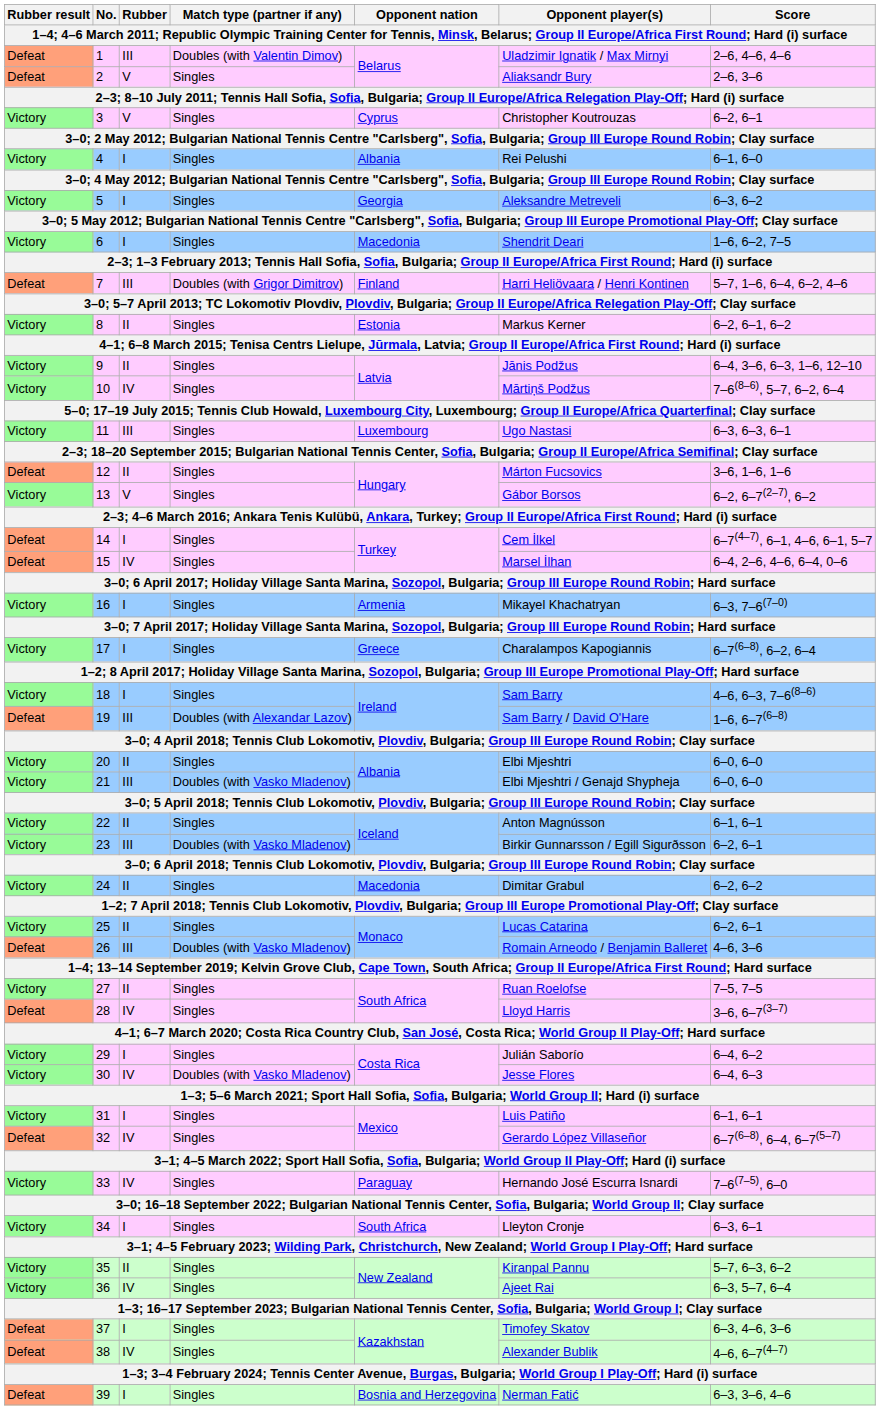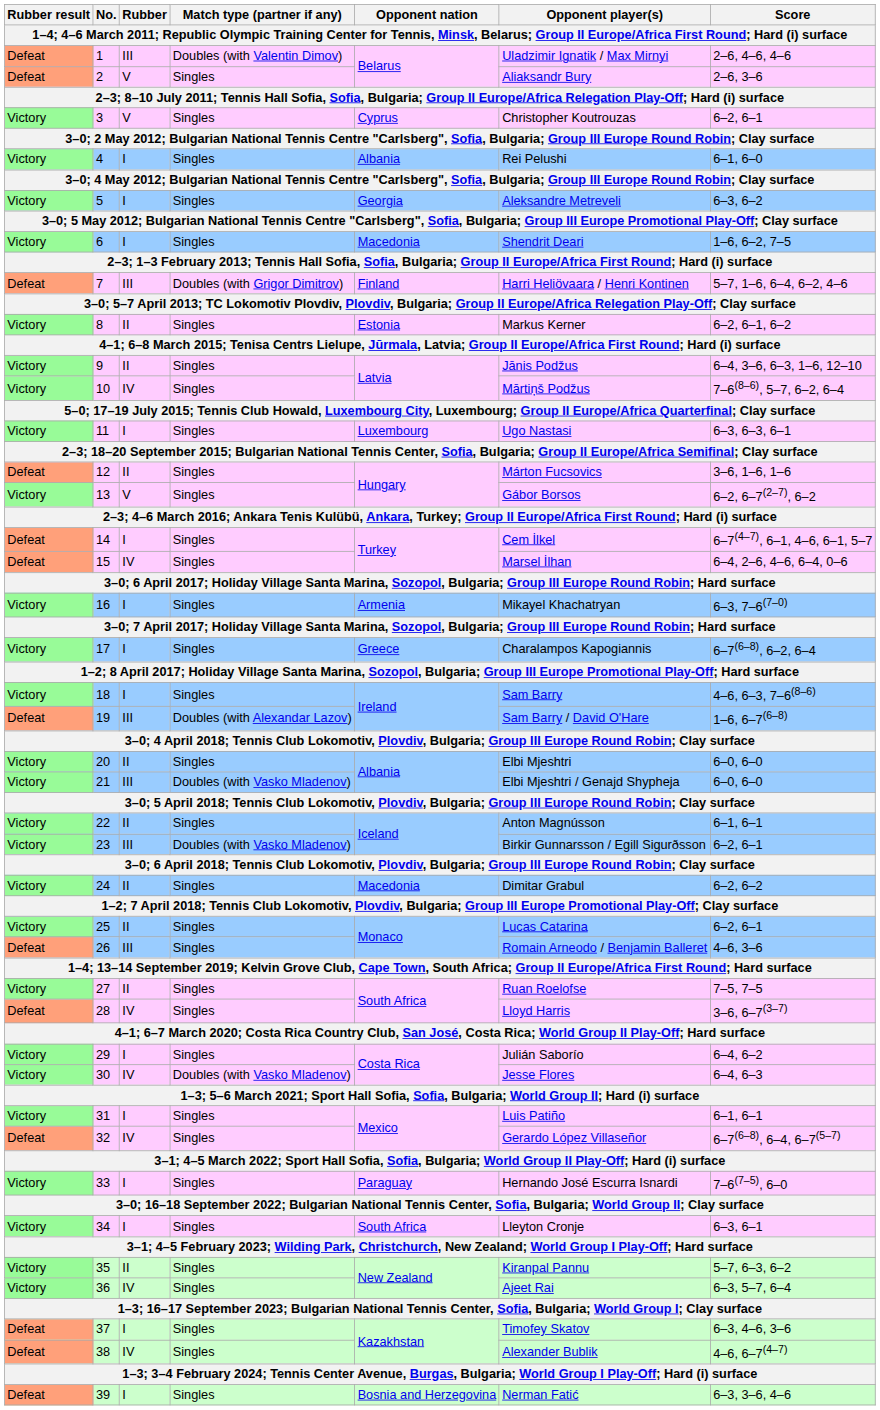(128, 430) III -> (124, 430) I
(262, 947) Doubles (with Vasko Mladenov) -> (194, 947) Singles
(128, 1182) IV -> (124, 1182) I
